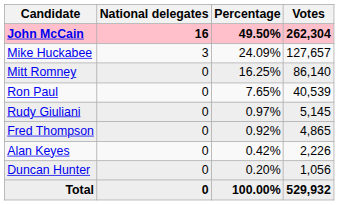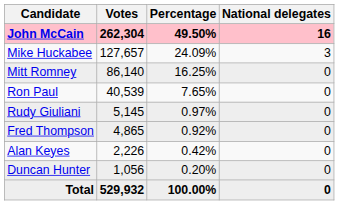columns swapped: (309, 14) <-> (154, 14)
